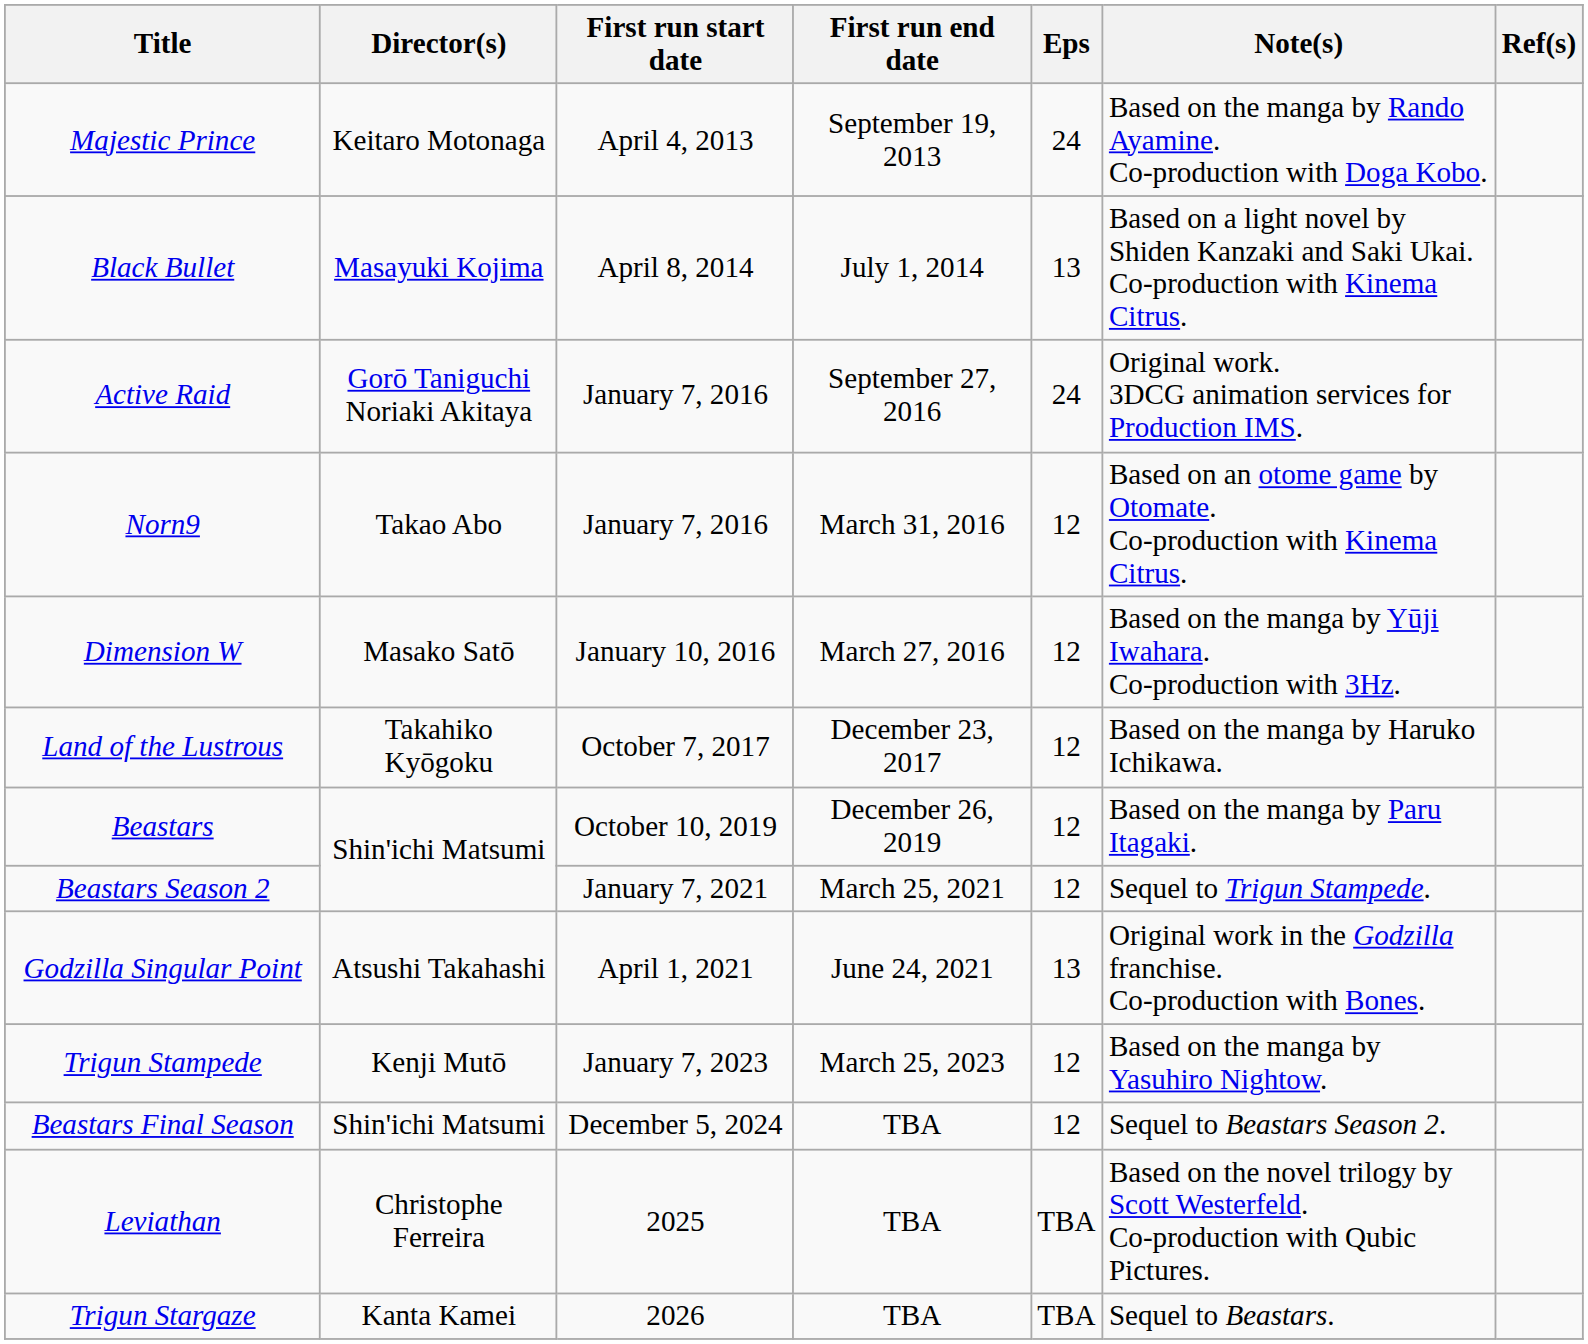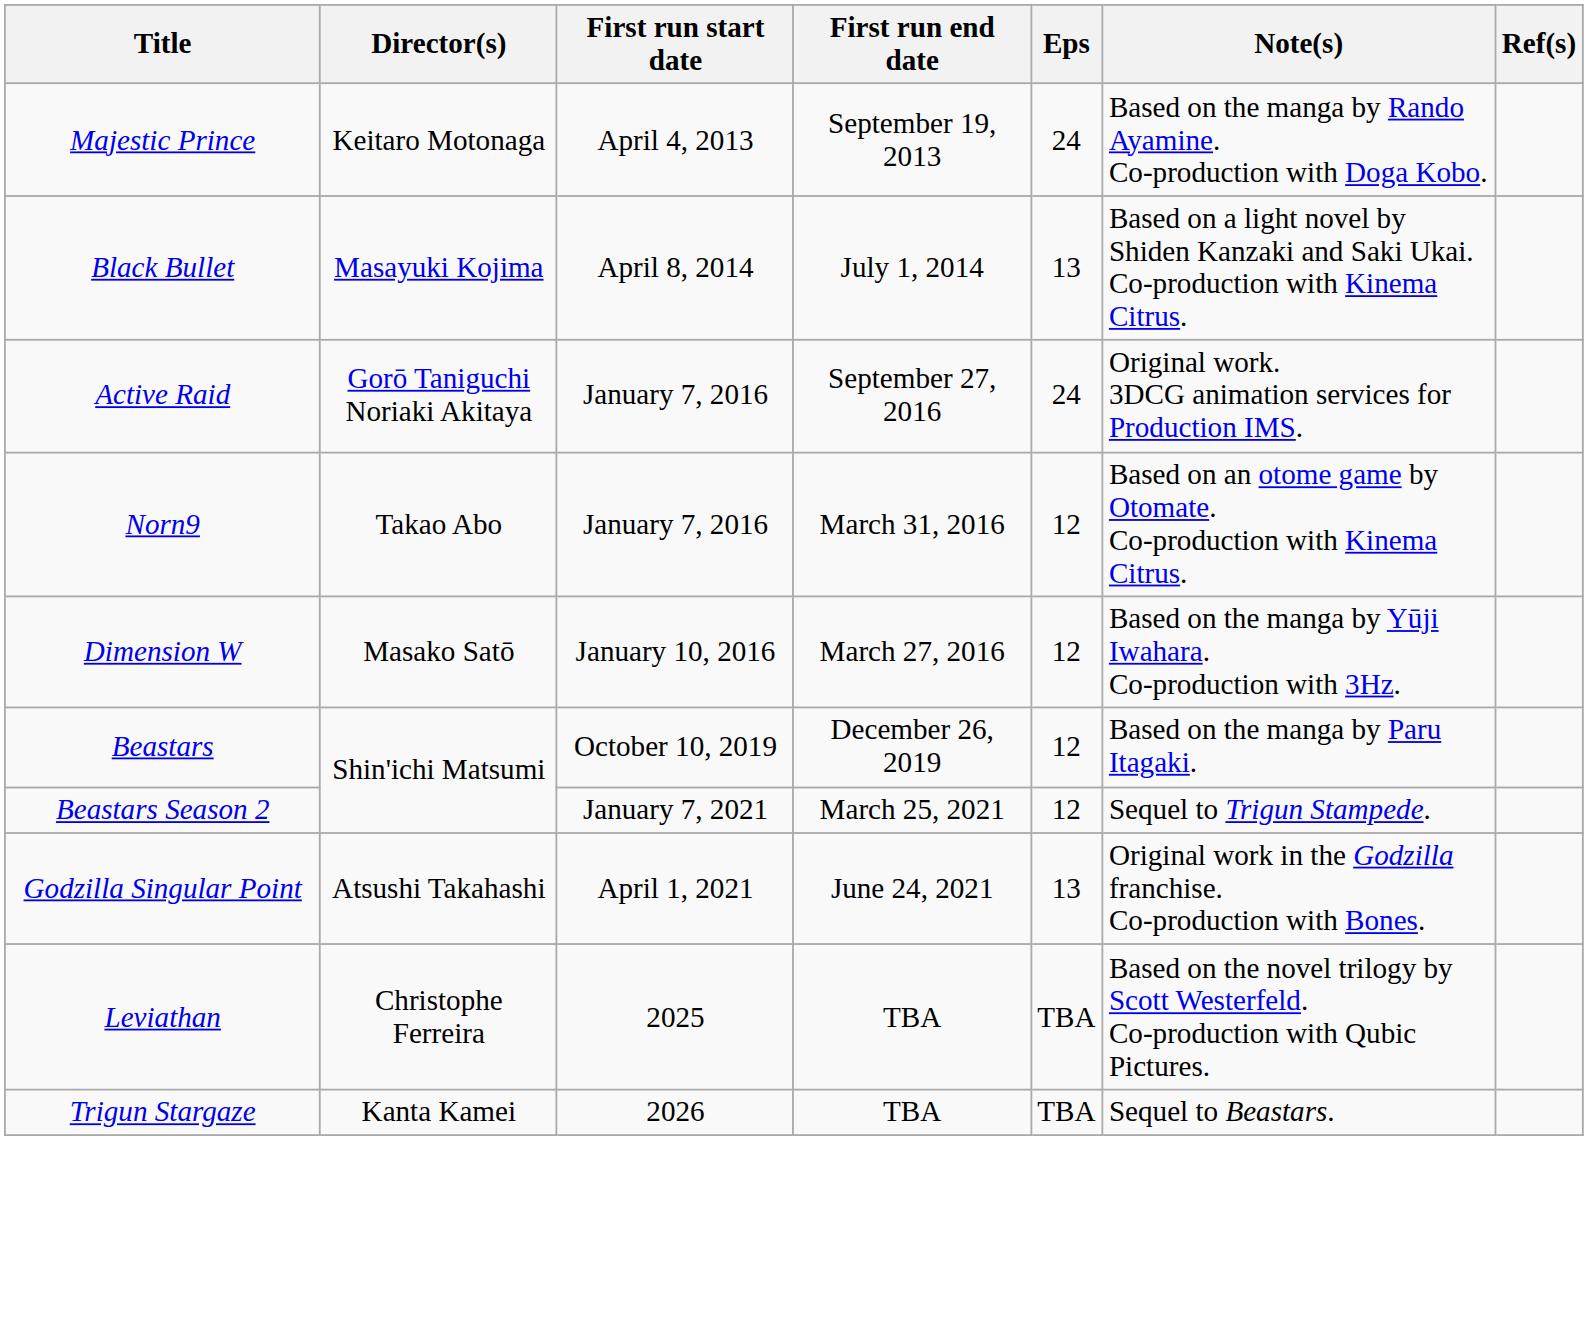- row: (163, 746)
- row: (163, 1062)
- row: (163, 1125)
